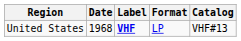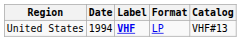(101, 29) 1968 -> (101, 29) 1994
